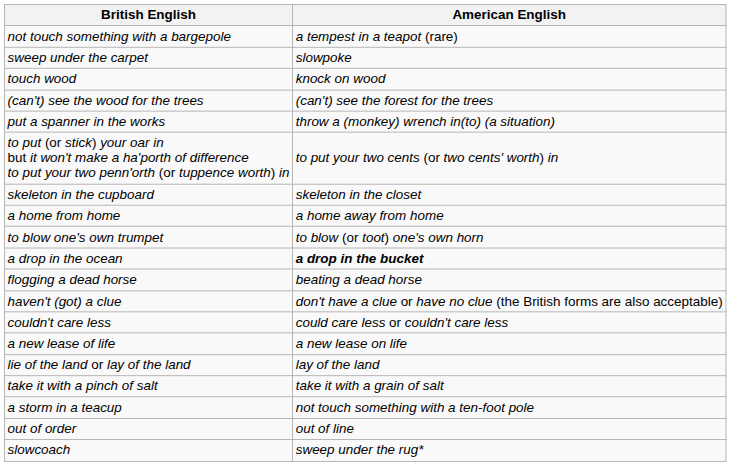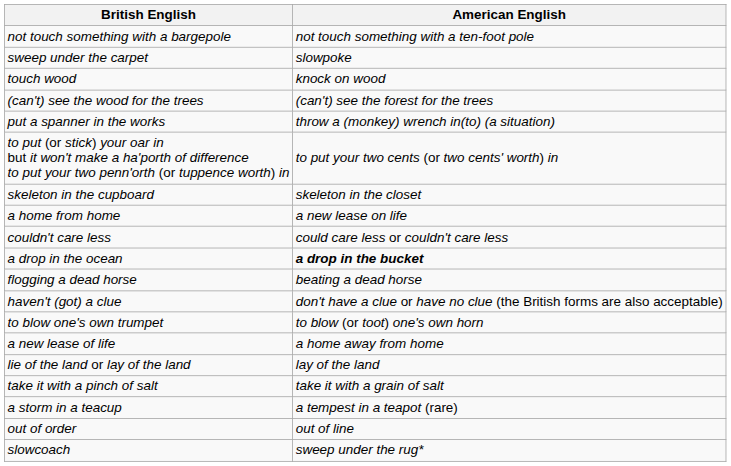(377, 36) a tempest in a teapot (rare) -> (415, 36) not touch something with a ten-foot pole
(370, 215) a home away from home -> (351, 215) a new lease on life
rows swapped: (85, 237) <-> (59, 322)
(351, 343) a new lease on life -> (370, 343) a home away from home
(415, 407) not touch something with a ten-foot pole -> (377, 407) a tempest in a teapot (rare)
